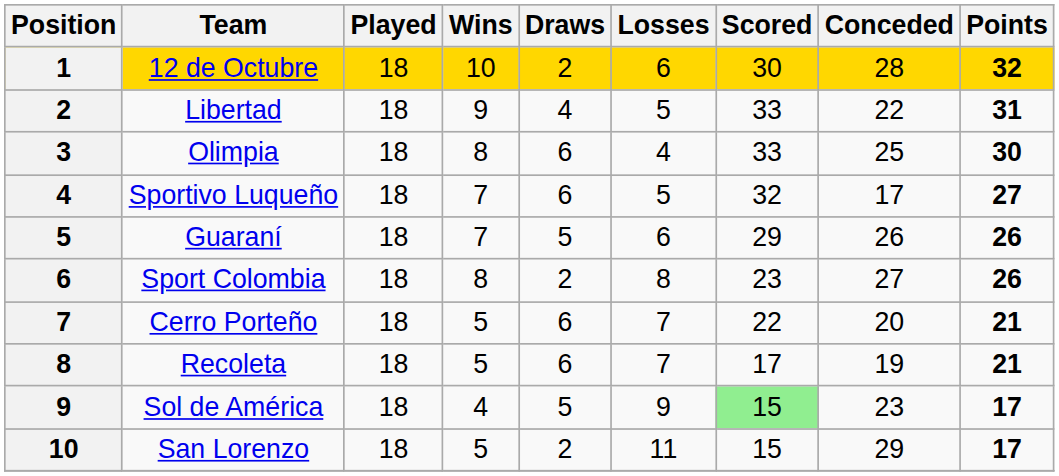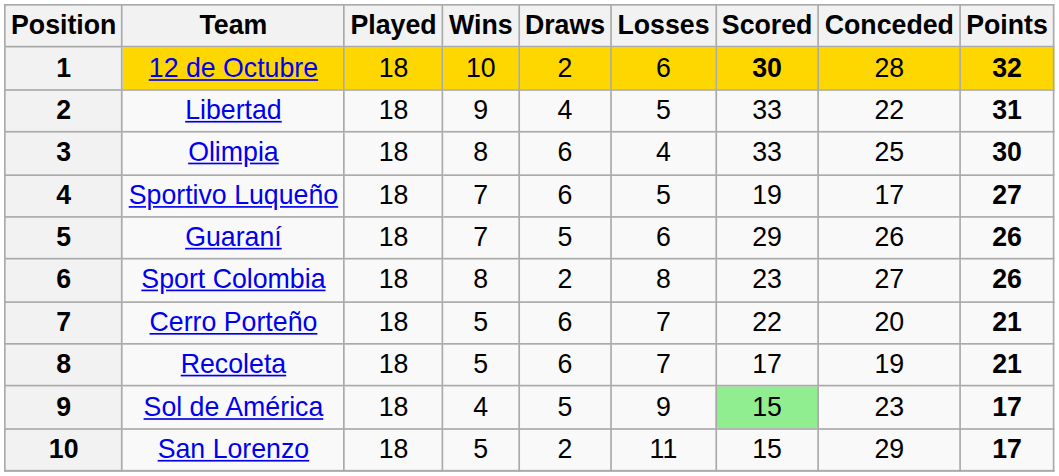(767, 68) normal -> (767, 68) bold
(767, 195) 32 -> (767, 195) 19
